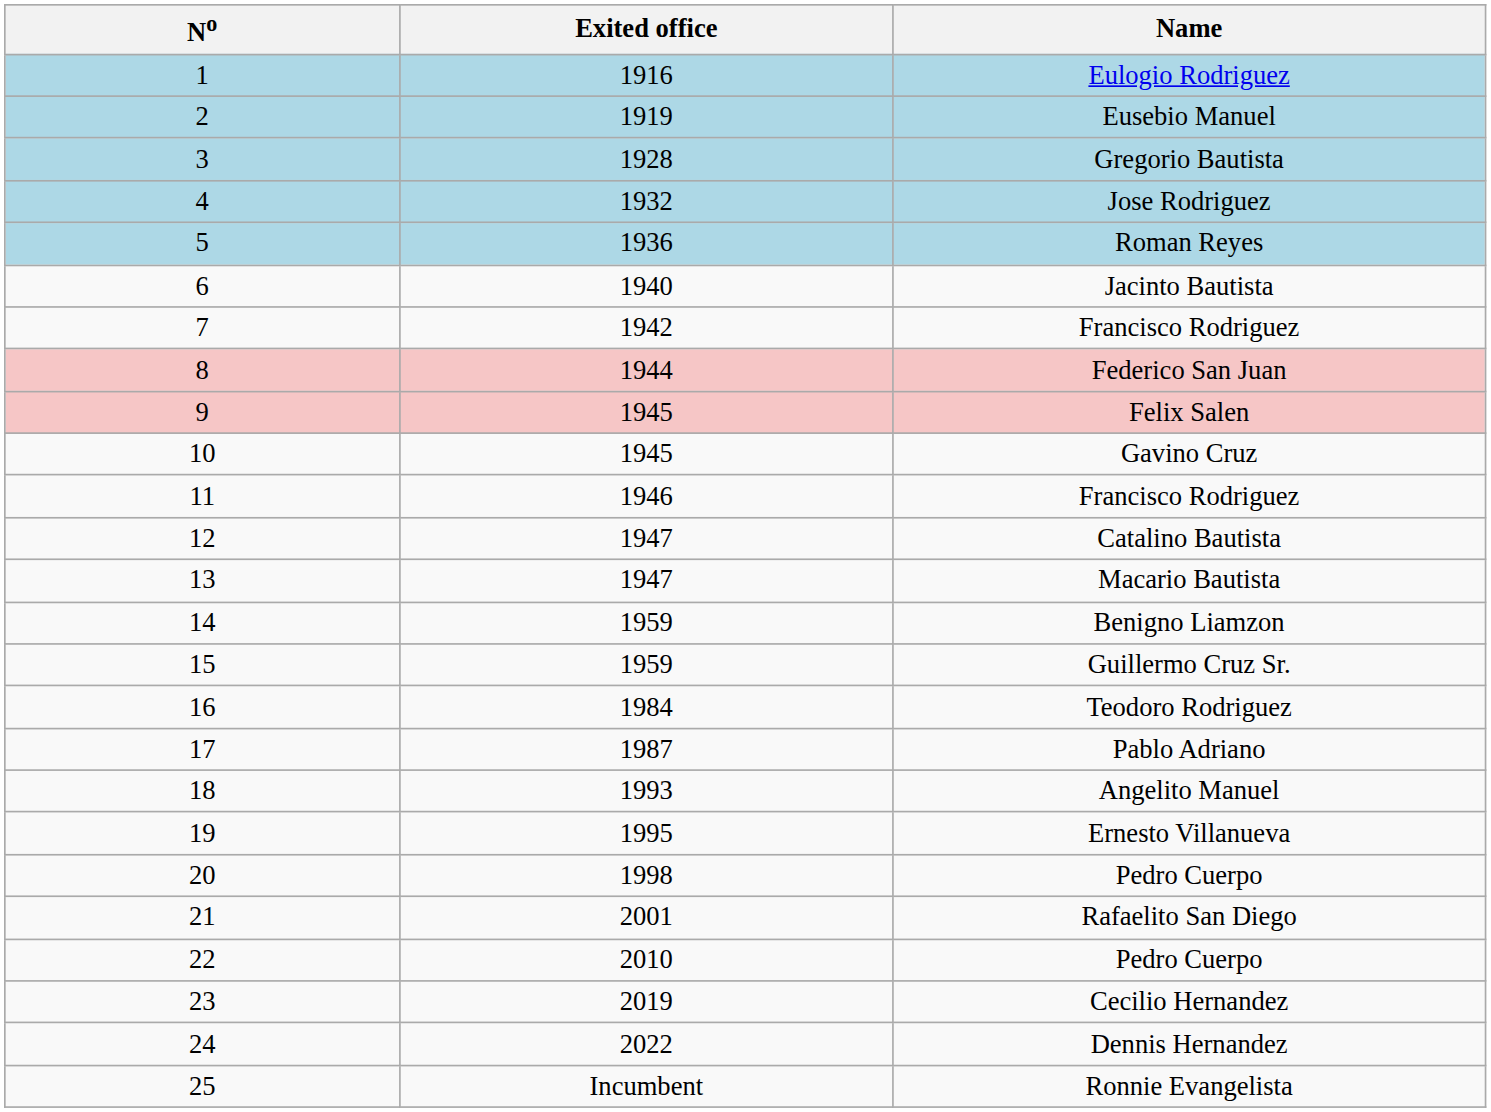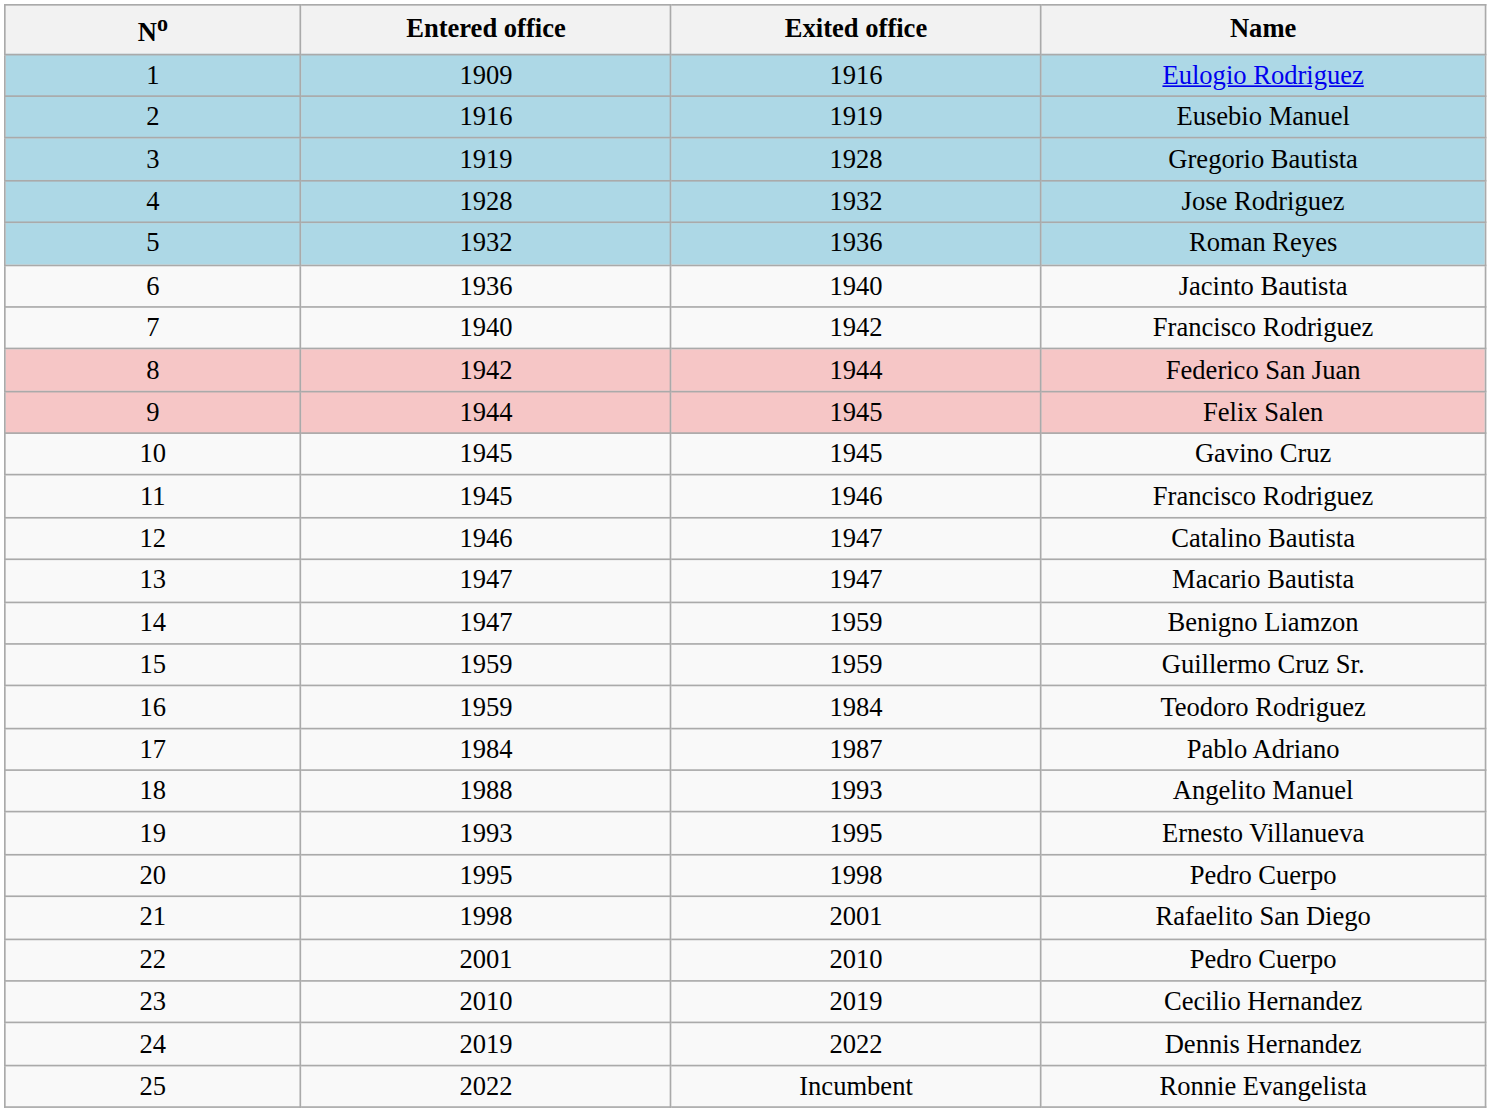+ column: (486, 29)
